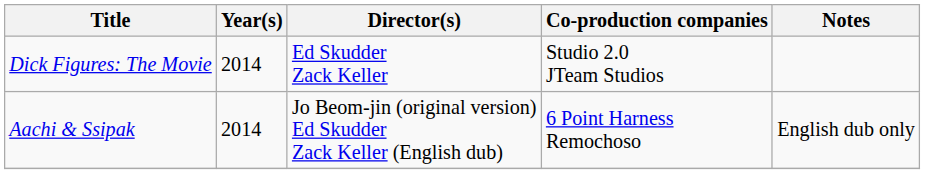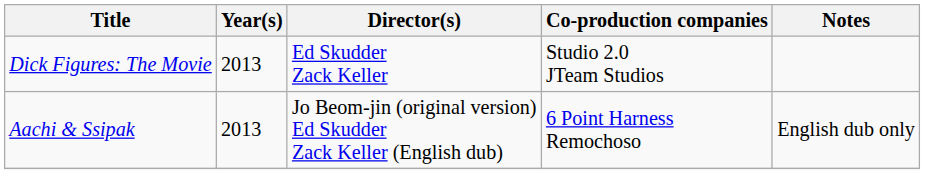(241, 63) 2014 -> (241, 63) 2013
(241, 129) 2014 -> (241, 129) 2013
